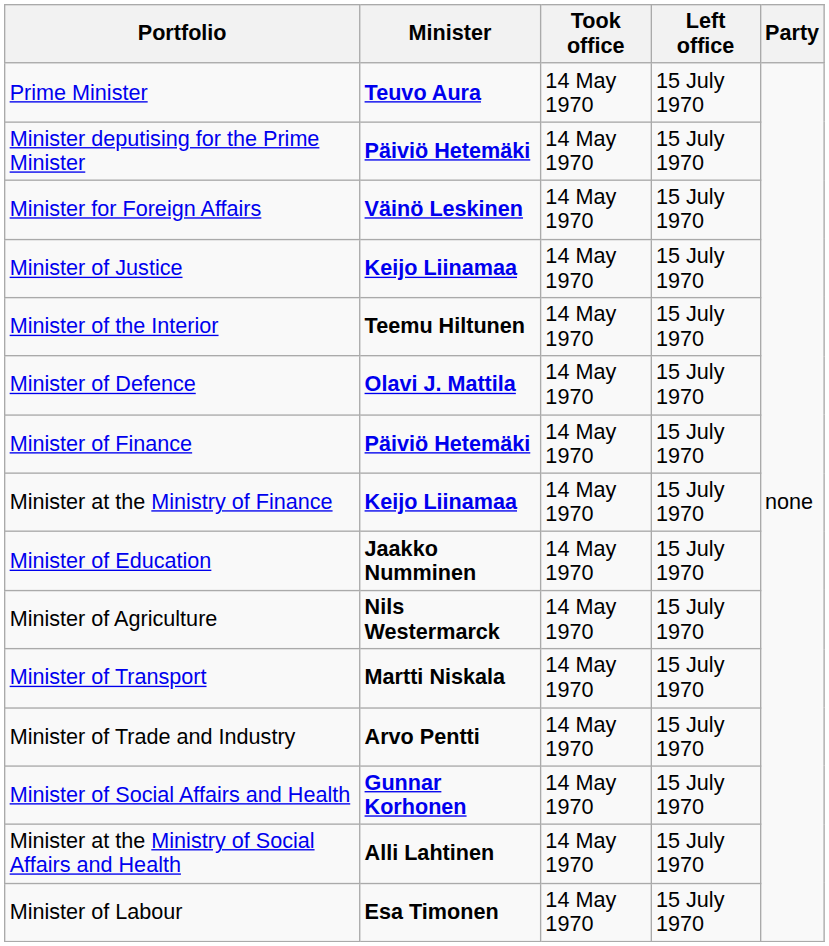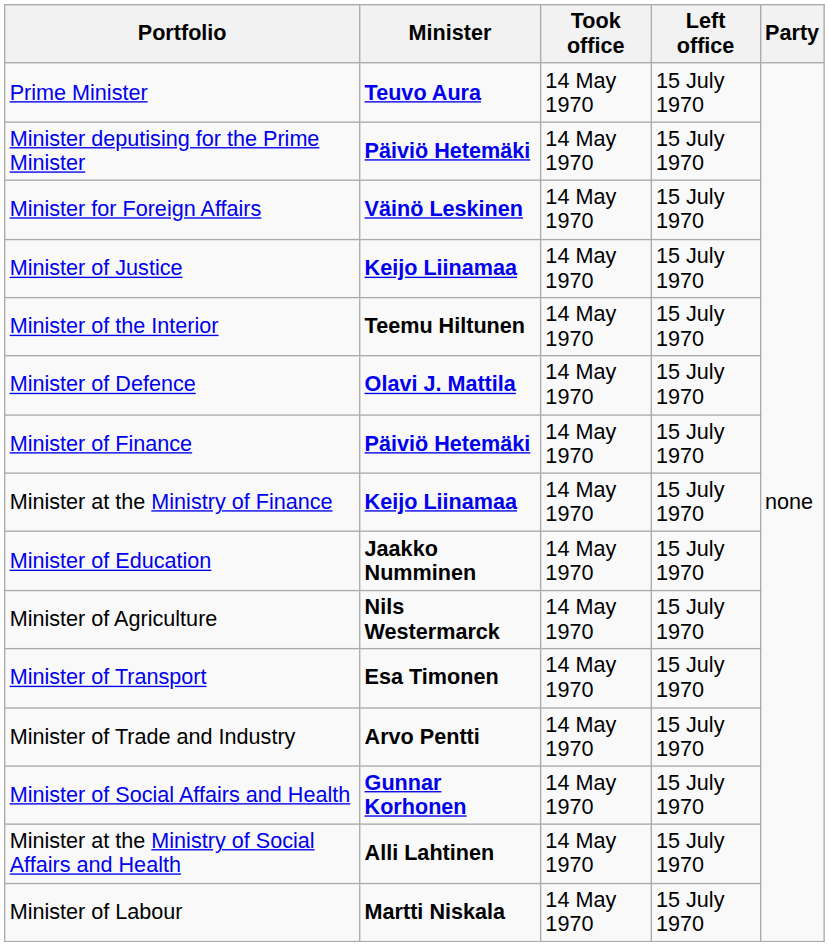(435, 677) Martti Niskala -> (432, 677) Esa Timonen
(432, 912) Esa Timonen -> (435, 912) Martti Niskala
